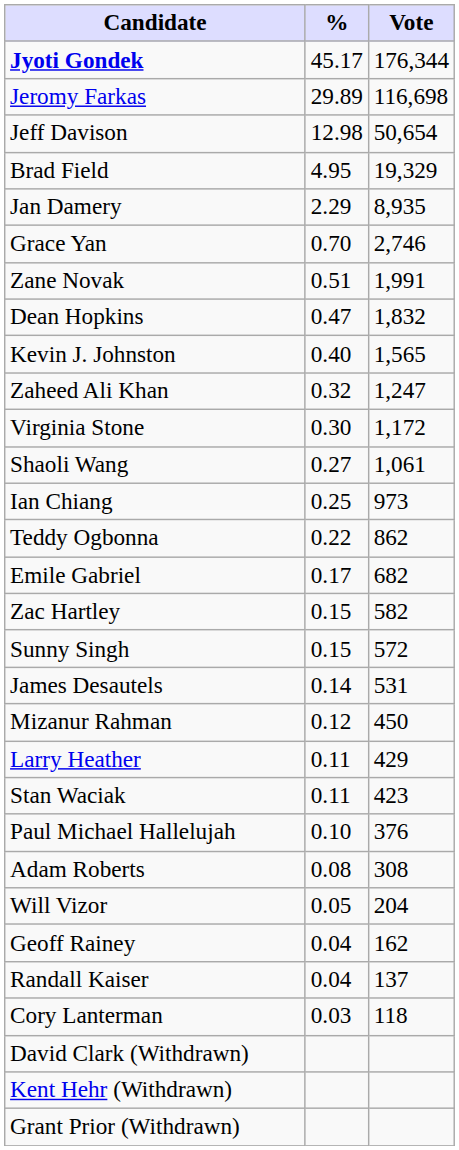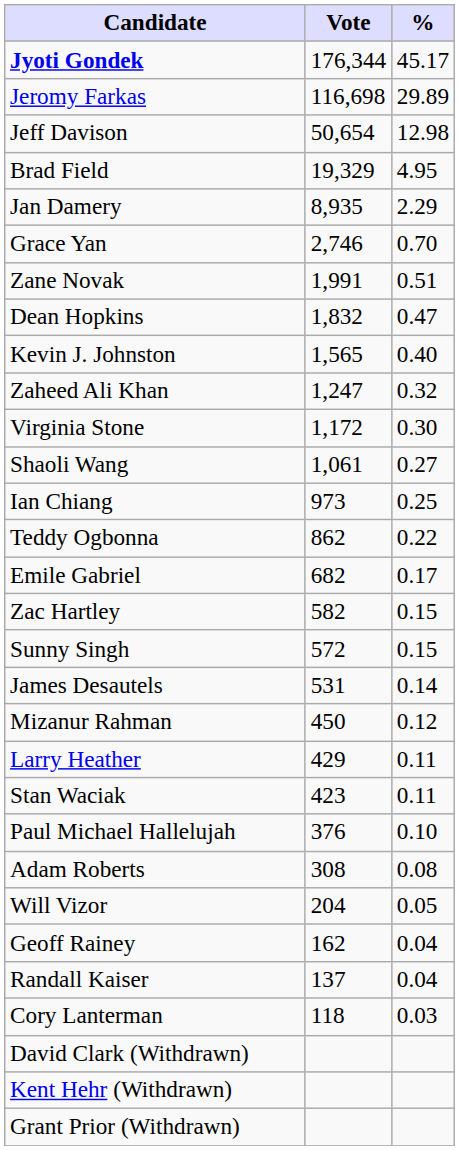columns swapped: (411, 22) <-> (337, 22)
